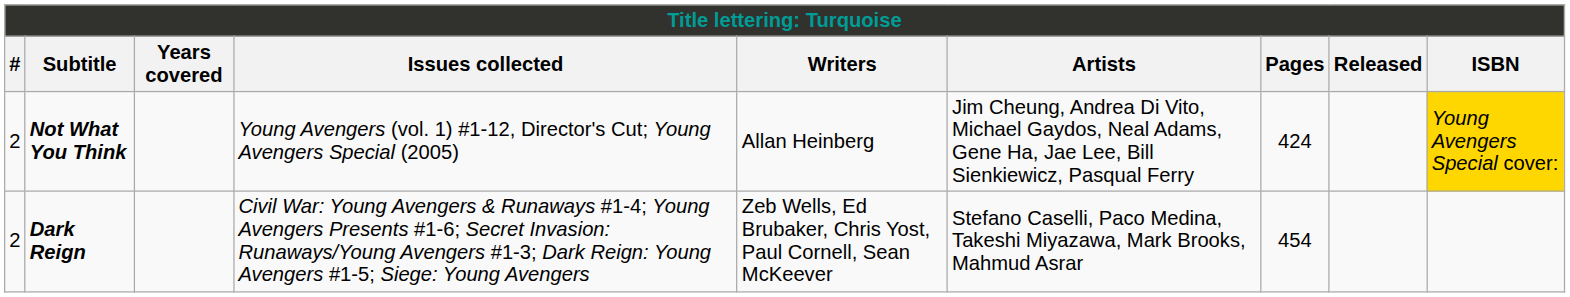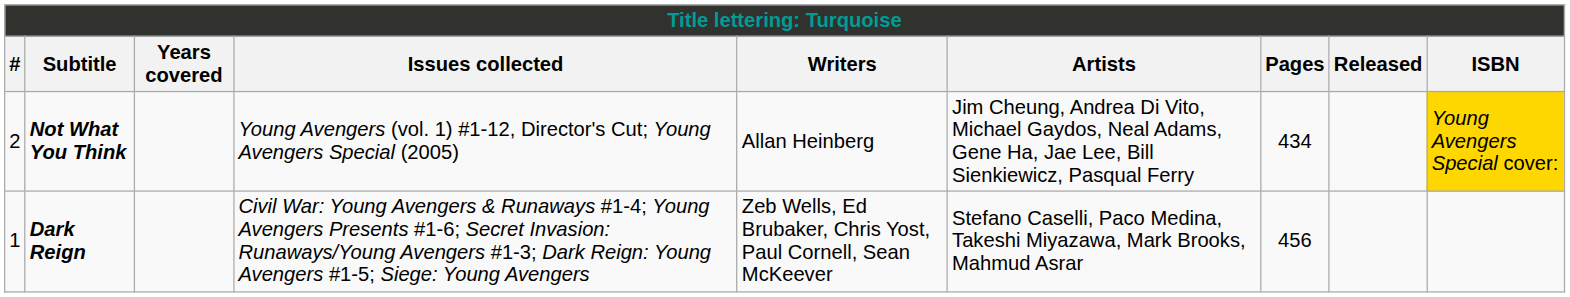(1295, 141) 424 -> (1295, 141) 434
(15, 241) 2 -> (15, 241) 1
(1295, 241) 454 -> (1295, 241) 456
